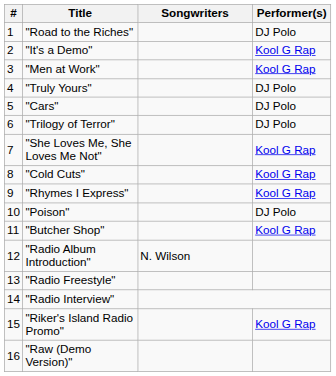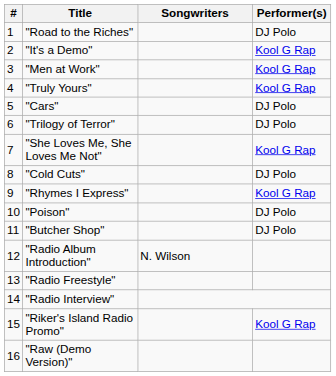(276, 87) DJ Polo -> (285, 87) Kool G Rap
(285, 175) Kool G Rap -> (276, 175) DJ Polo
(285, 230) Kool G Rap -> (276, 230) DJ Polo
